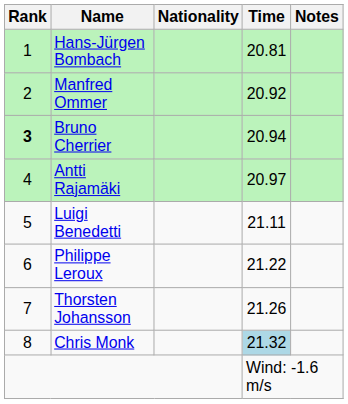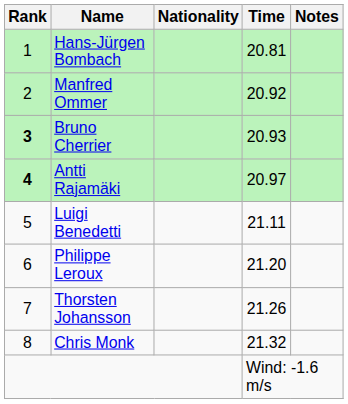(266, 136) 20.94 -> (266, 136) 20.93
(28, 179) normal -> (28, 179) bold
(266, 265) 21.22 -> (266, 265) 21.20
(266, 342) lightblue background -> (266, 342) no background
